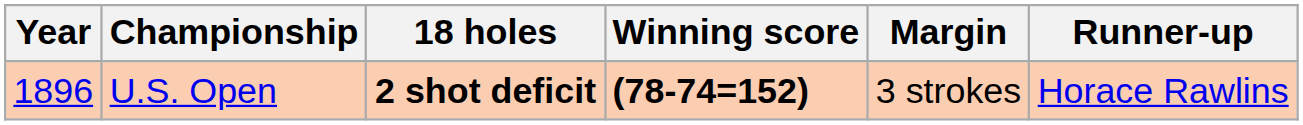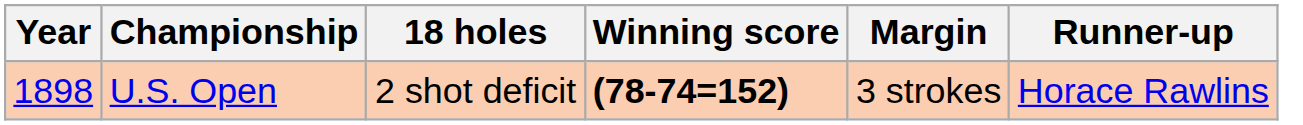(53, 89) 1896 -> (53, 89) 1898
(486, 89) bold -> (476, 89) normal
